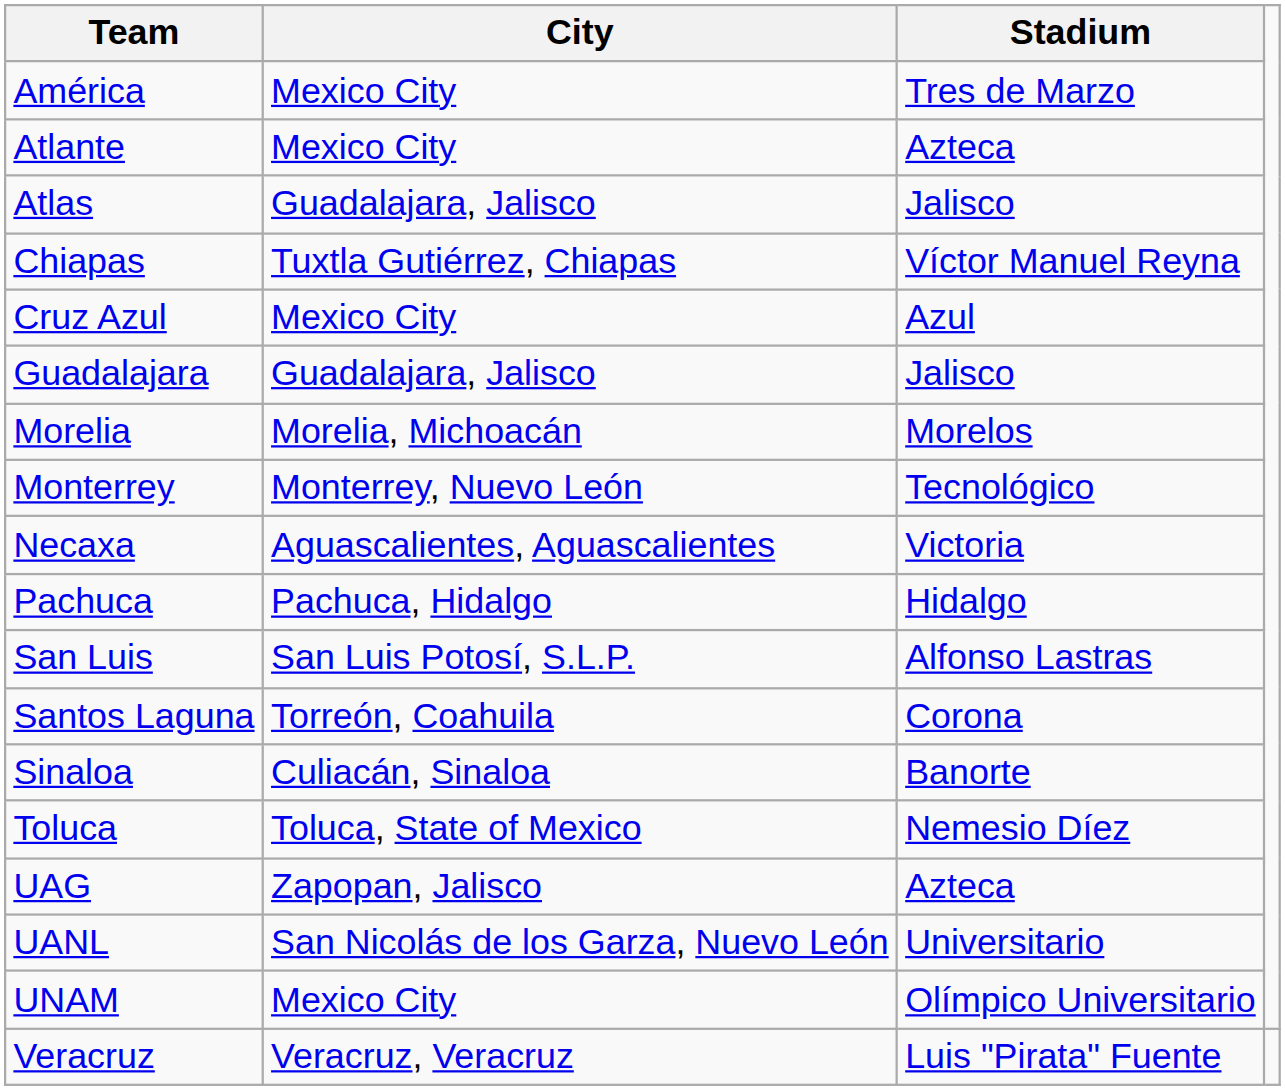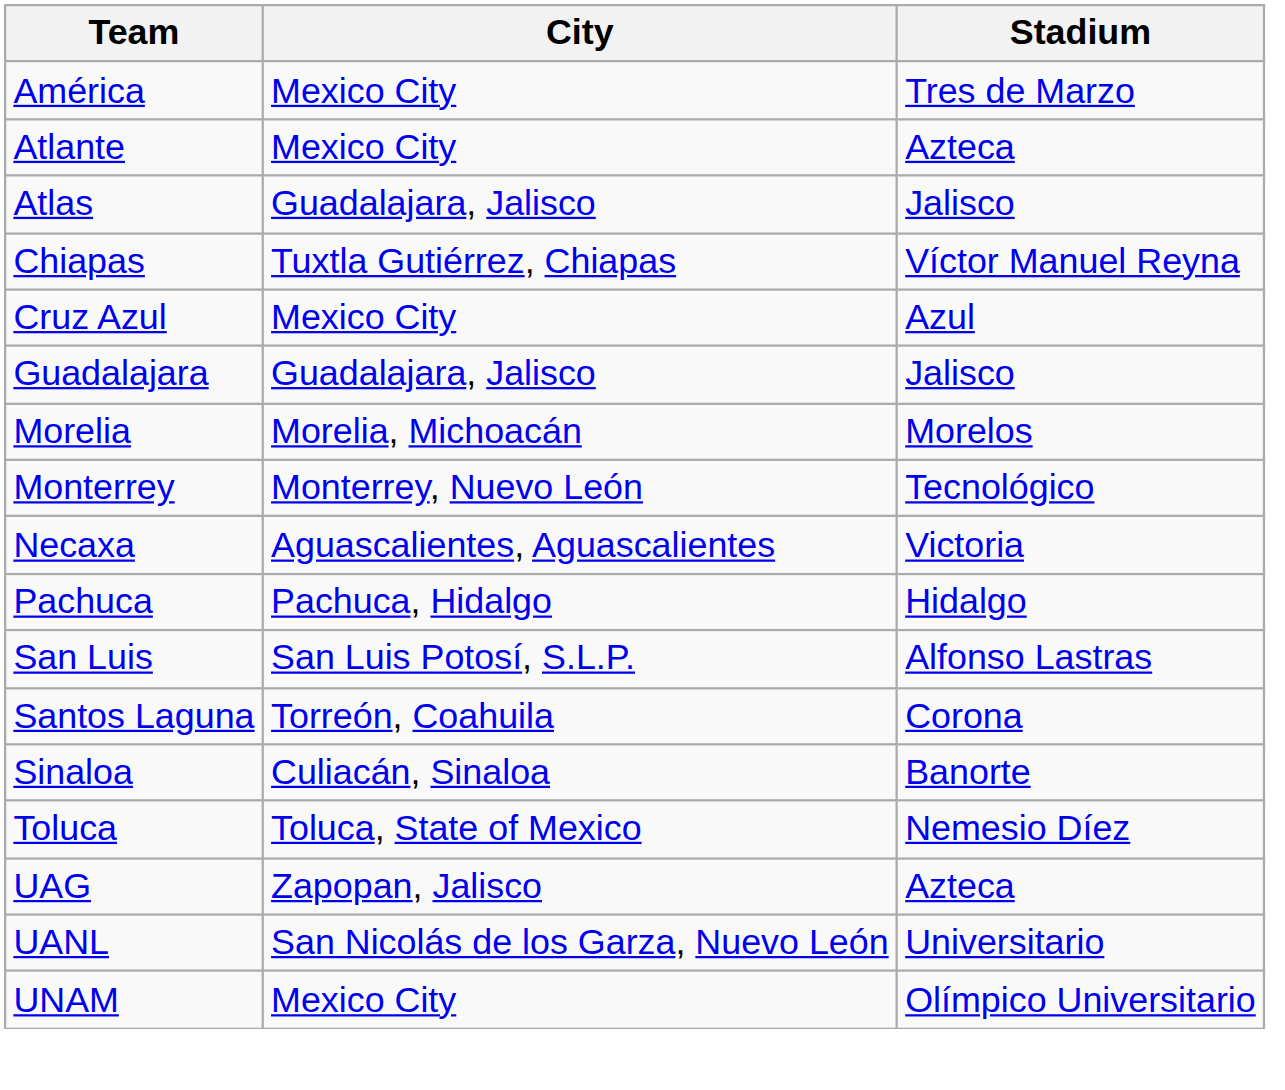- row: (84, 1056)
